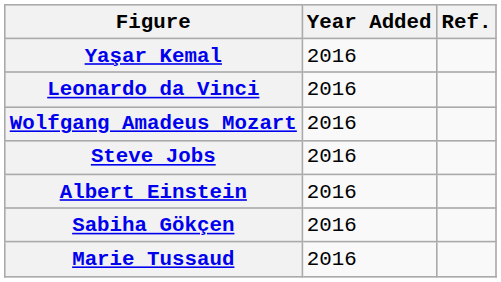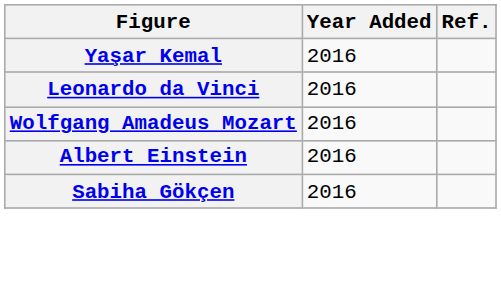- row: (153, 157)
- row: (153, 259)
